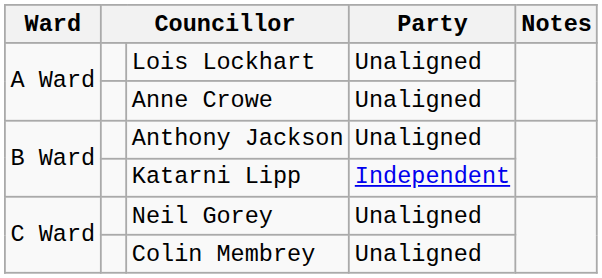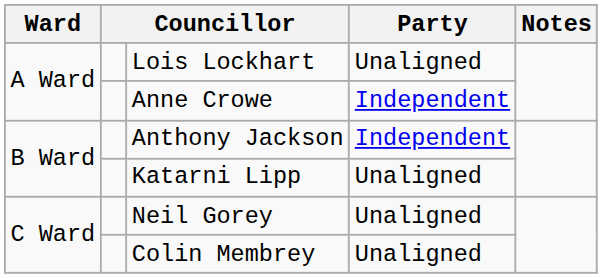(418, 101) Unaligned -> (432, 101) Independent
(418, 139) Unaligned -> (432, 139) Independent
(432, 177) Independent -> (418, 177) Unaligned
